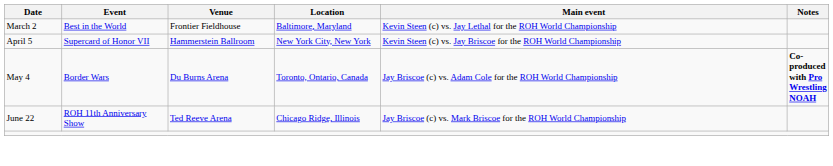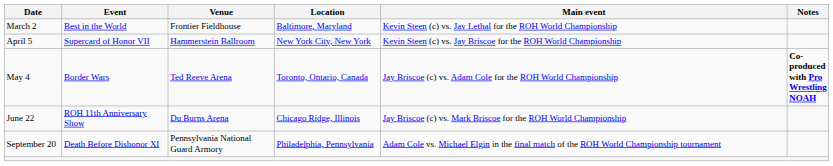(199, 77) Du Burns Arena -> (201, 77) Ted Reeve Arena
(201, 118) Ted Reeve Arena -> (199, 118) Du Burns Arena
+ row: (31, 143)
